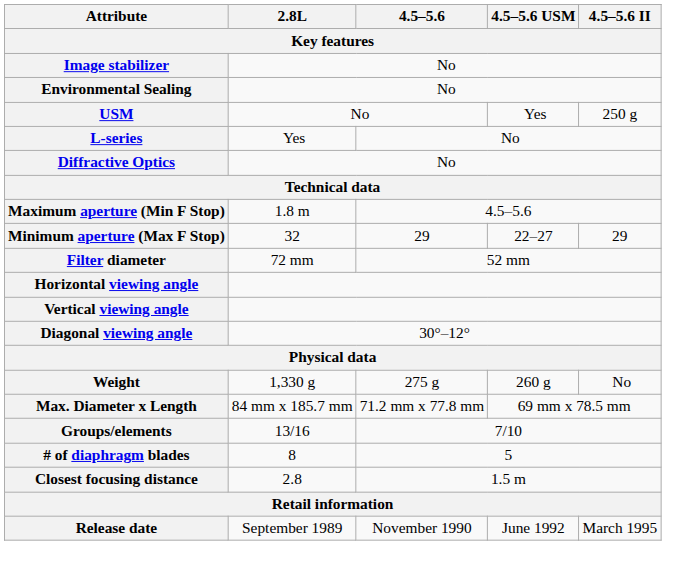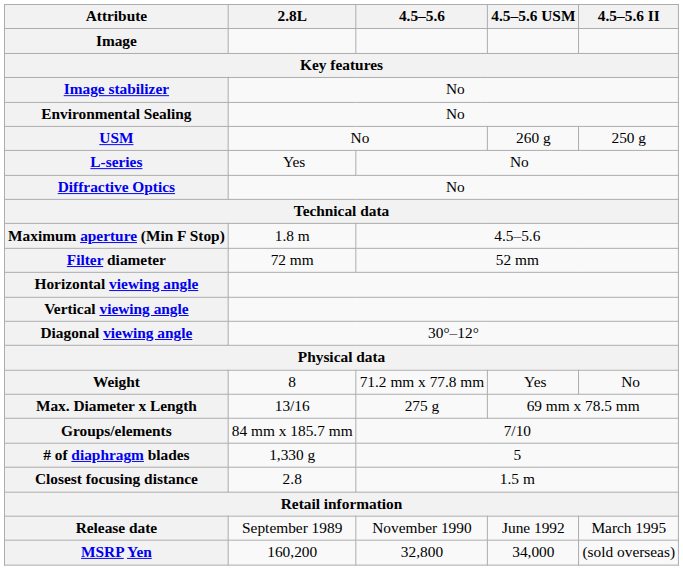+ row: (116, 41)
(533, 114) Yes -> (533, 138) 260 g
- row: (116, 235)
(292, 382) 1,330 g -> (292, 382) 8
(422, 382) 275 g -> (422, 382) 71.2 mm x 77.8 mm
(533, 382) 260 g -> (533, 382) Yes
(292, 406) 84 mm x 185.7 mm -> (292, 406) 13/16
(422, 406) 71.2 mm x 77.8 mm -> (422, 406) 275 g
(292, 430) 13/16 -> (292, 430) 84 mm x 185.7 mm
(292, 455) 8 -> (292, 455) 1,330 g
+ row: (116, 552)
